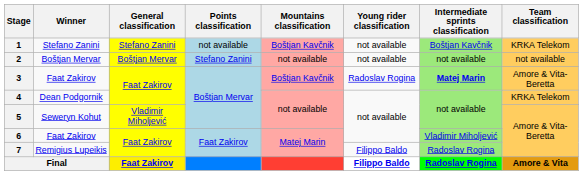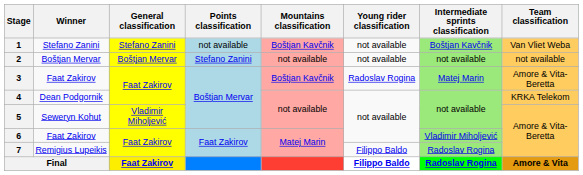(540, 46) KRKA Telekom -> (540, 46) Van Vliet Weba
(461, 79) bold -> (461, 79) normal
